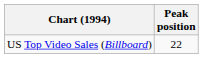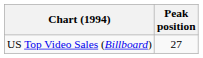(176, 44) 22 -> (176, 44) 27
